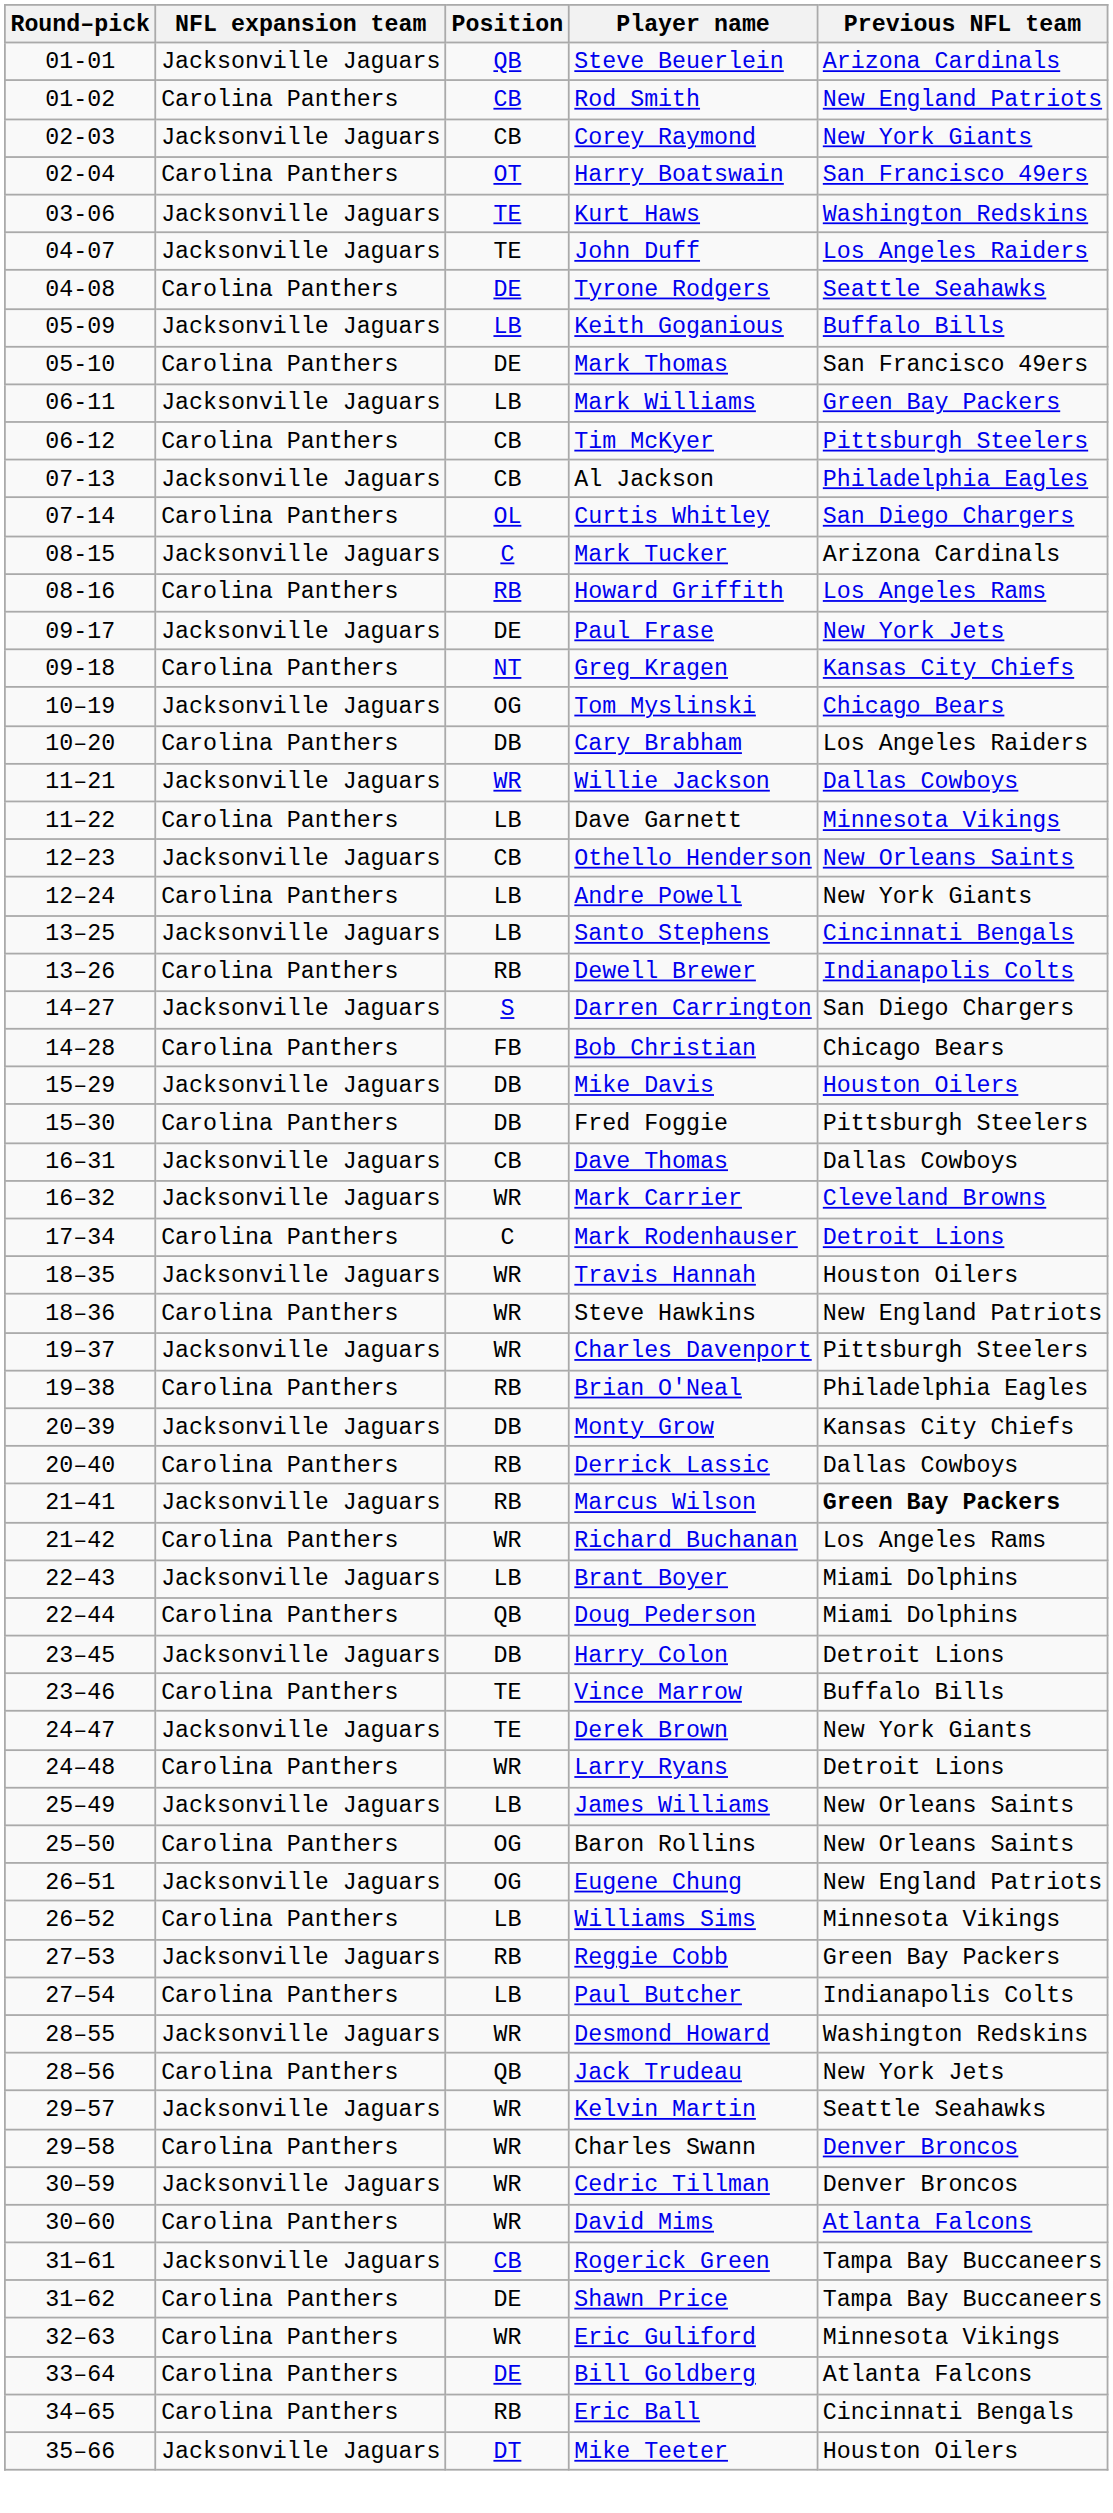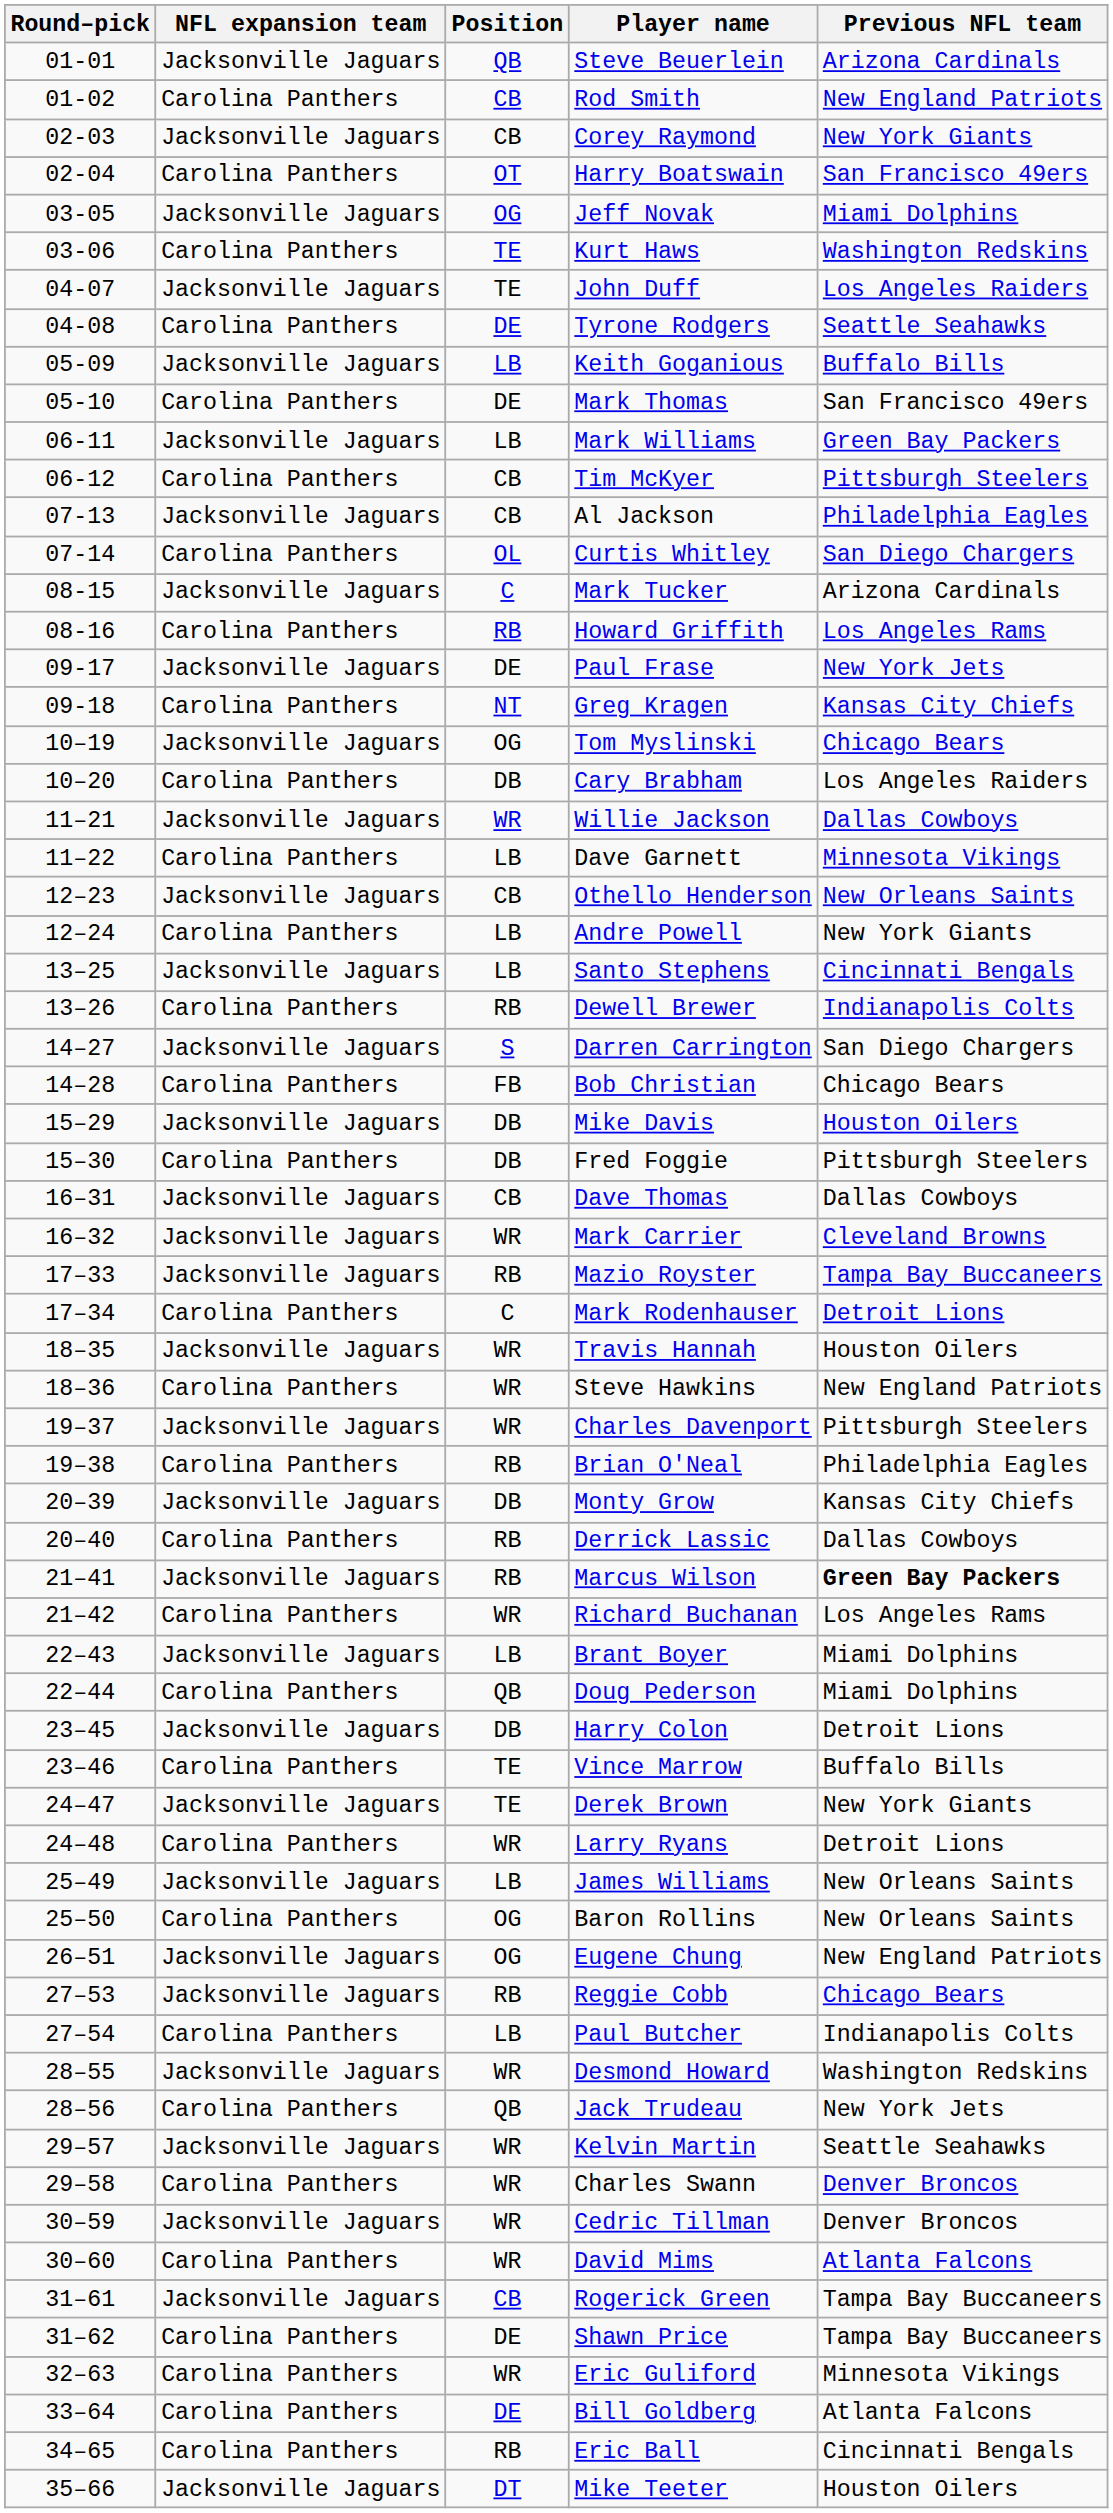+ row: (644, 213)
(301, 213) Jacksonville Jaguars -> (280, 251) Carolina Panthers
+ row: (665, 1275)
- row: (665, 1920)
(942, 1958) Green Bay Packers -> (914, 1996) Chicago Bears
